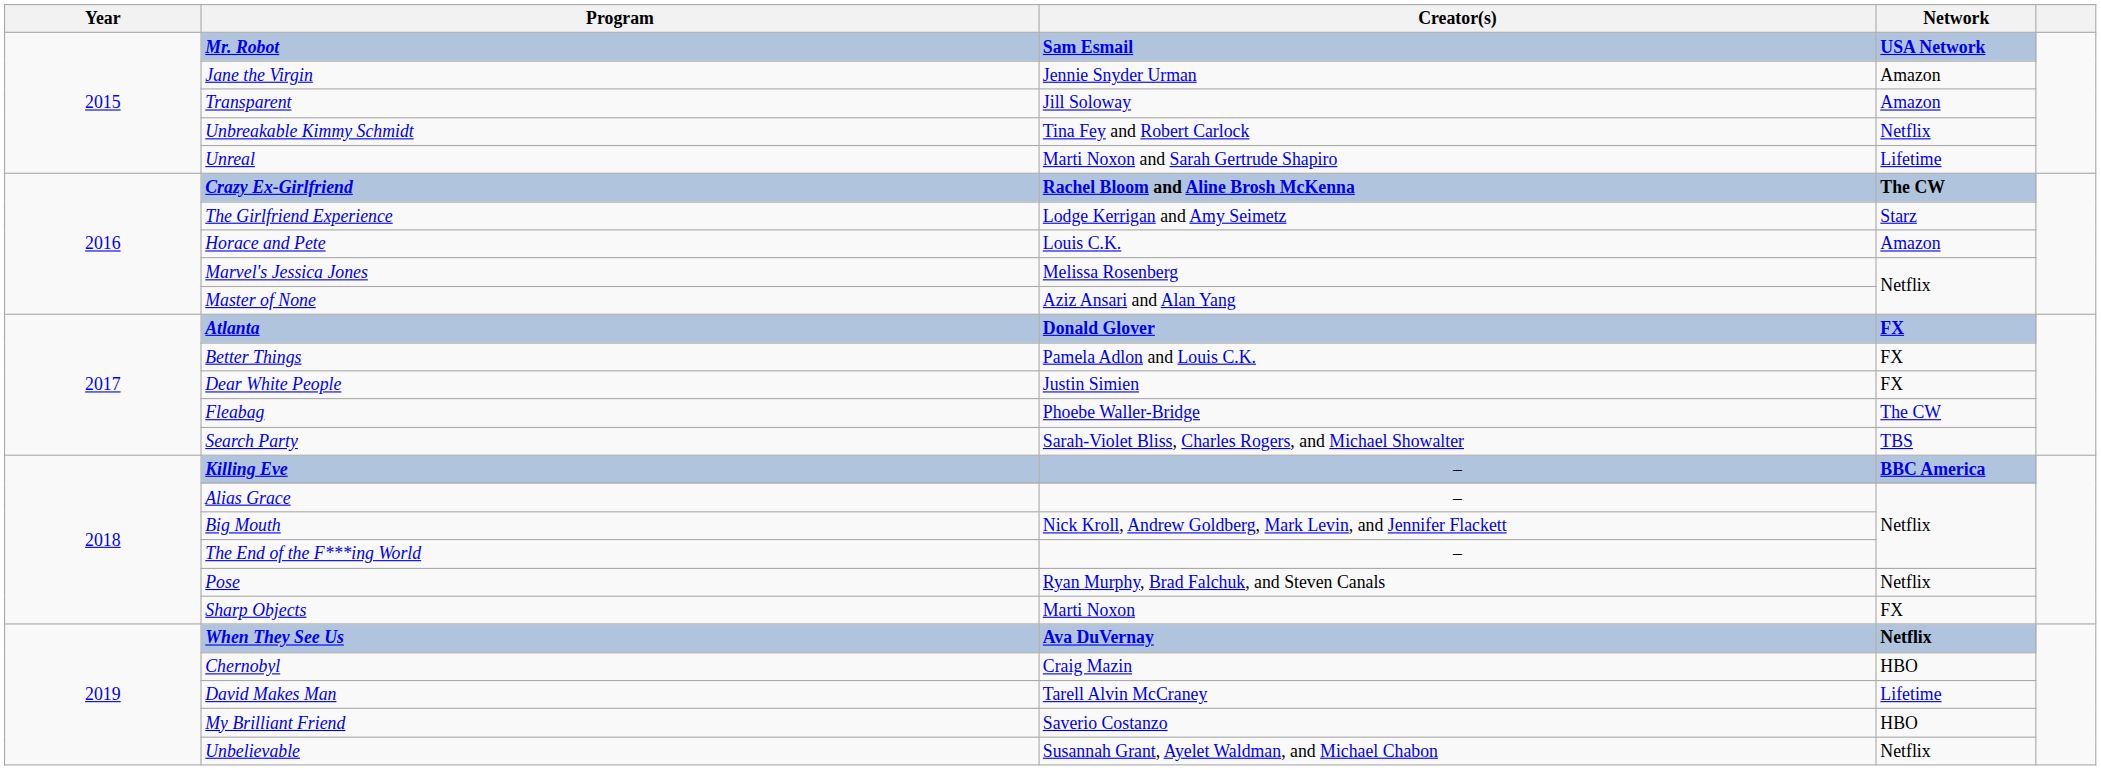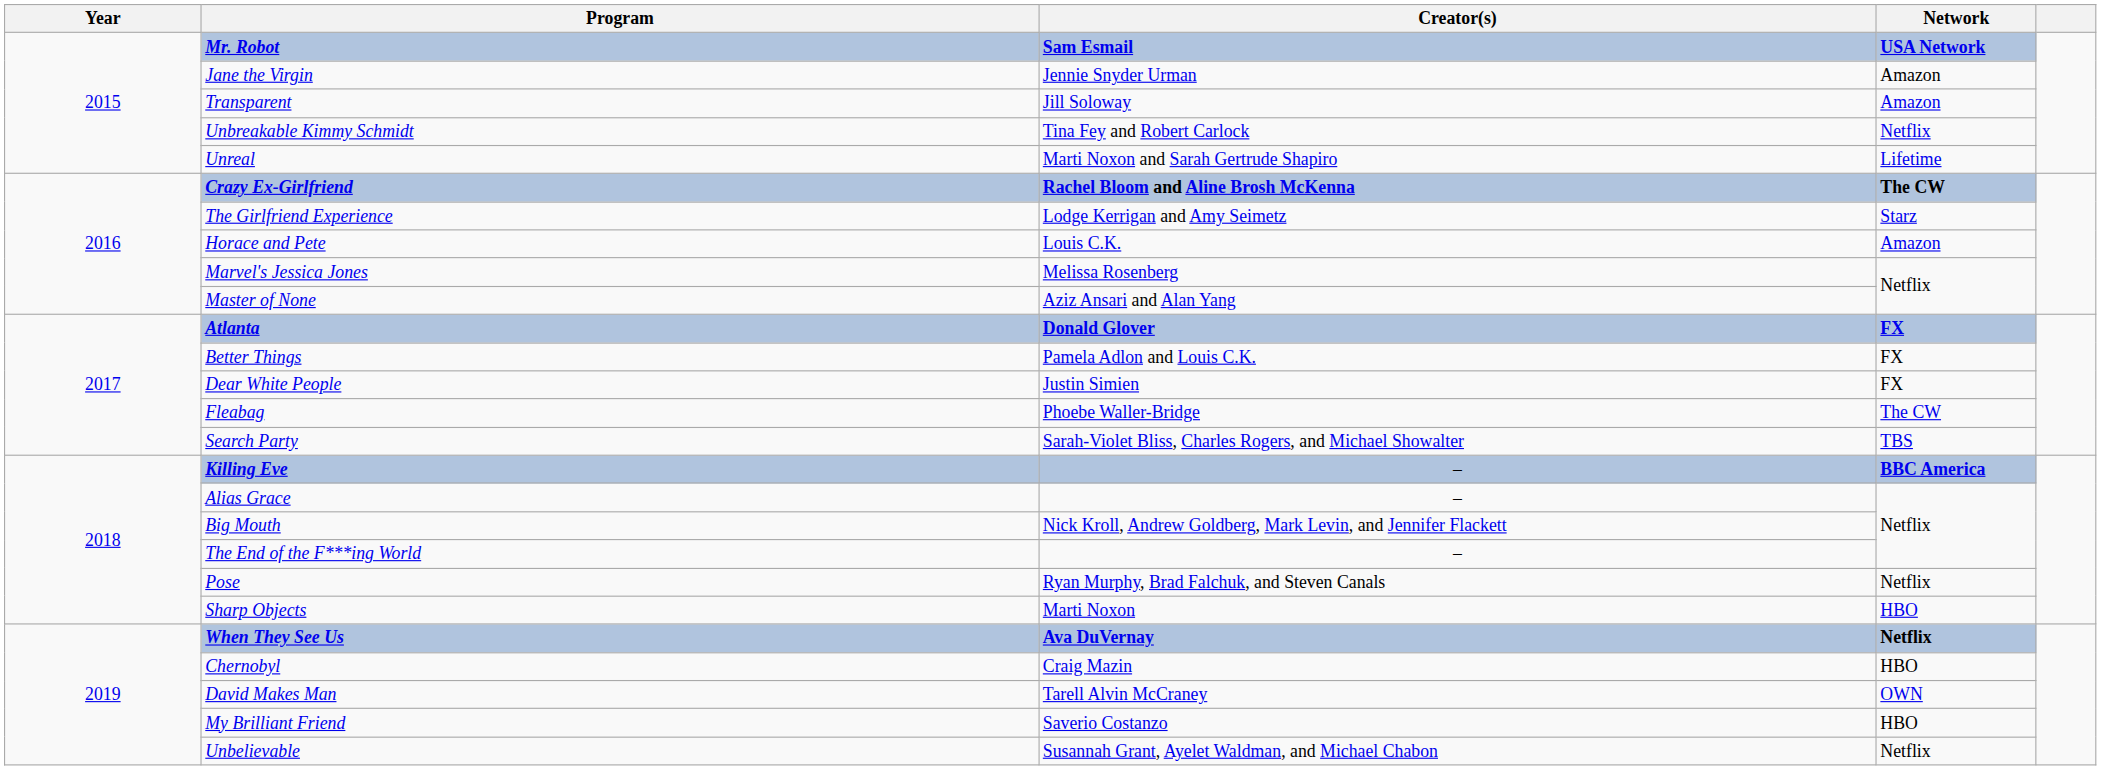(1892, 610) FX -> (1899, 610) HBO
(1911, 694) Lifetime -> (1902, 694) OWN
